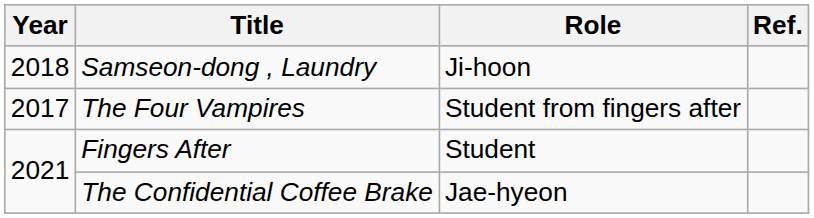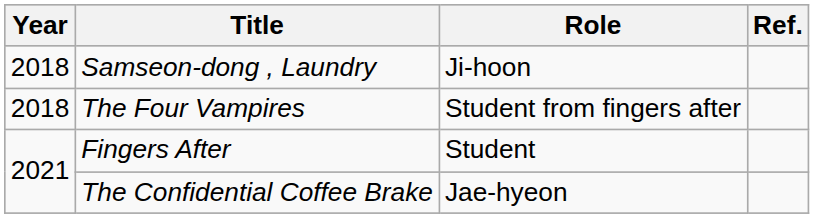(40, 108) 2017 -> (40, 108) 2018
